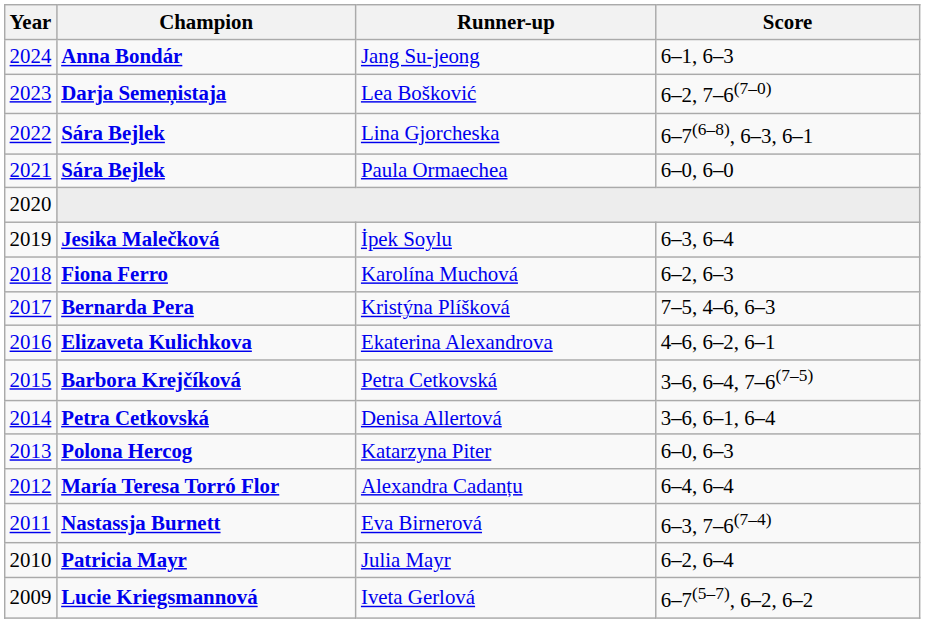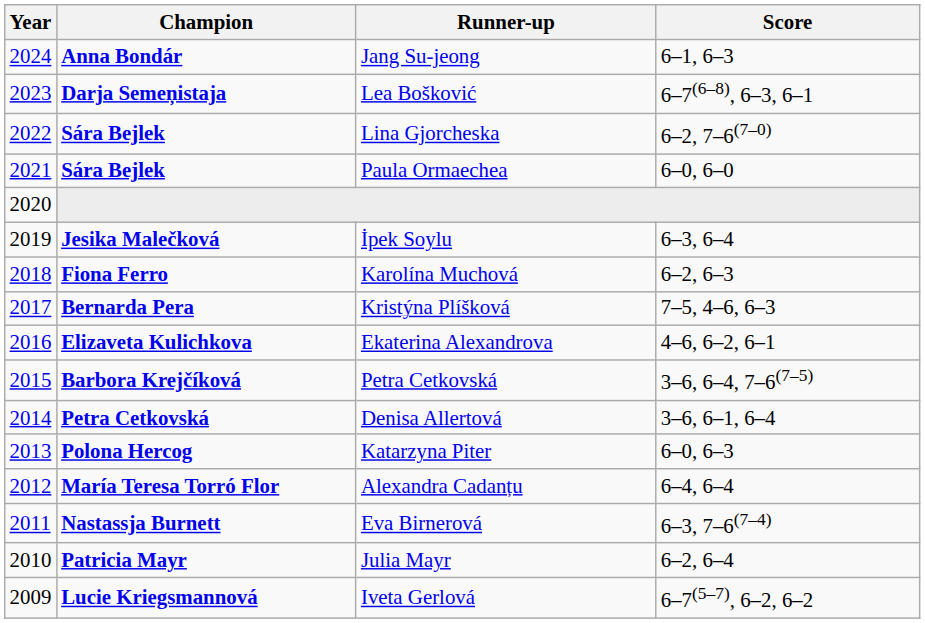(716, 93) 6–2, 7–6(7–0) -> (737, 93) 6–7(6–8), 6–3, 6–1
(737, 133) 6–7(6–8), 6–3, 6–1 -> (716, 133) 6–2, 7–6(7–0)
